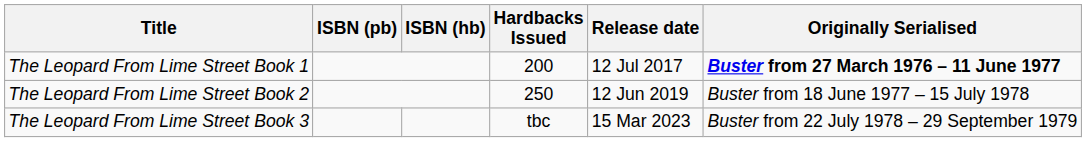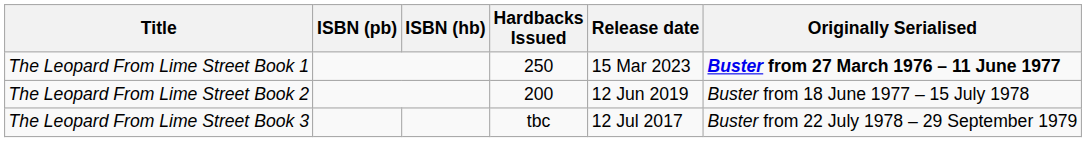(539, 66) 200 -> (539, 66) 250
(637, 66) 12 Jul 2017 -> (641, 66) 15 Mar 2023
(539, 94) 250 -> (539, 94) 200
(641, 121) 15 Mar 2023 -> (637, 121) 12 Jul 2017
